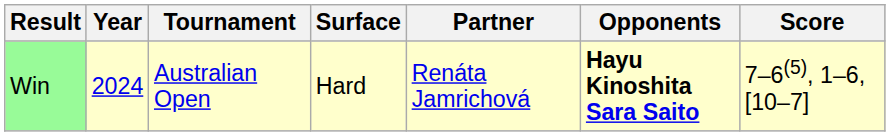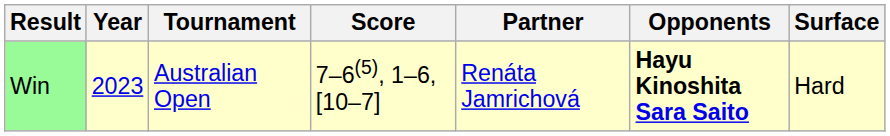columns swapped: (358, 22) <-> (812, 22)
(117, 85) 2024 -> (117, 85) 2023
